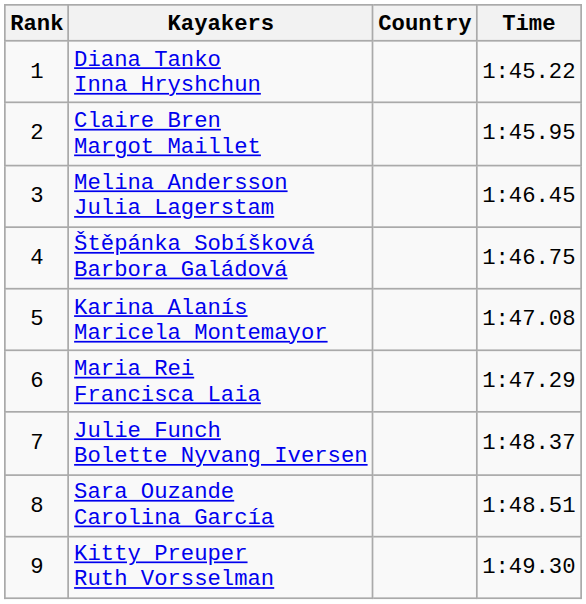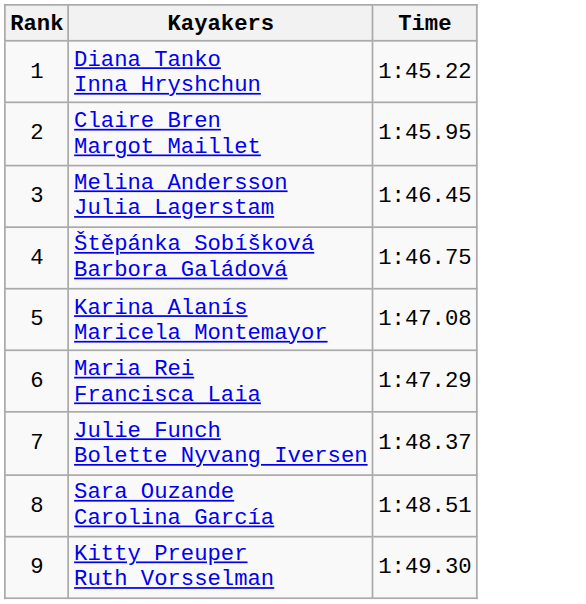- column: (425, 23)
